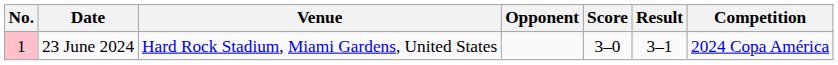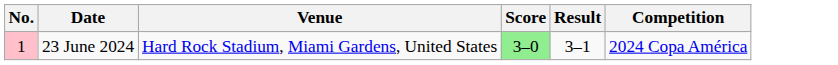- column: (542, 18)
(608, 45) no background -> (526, 45) lightgreen background
